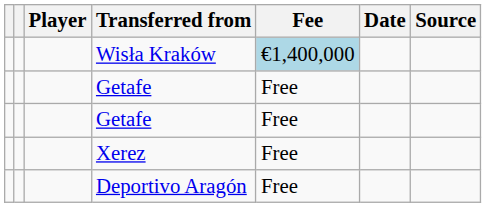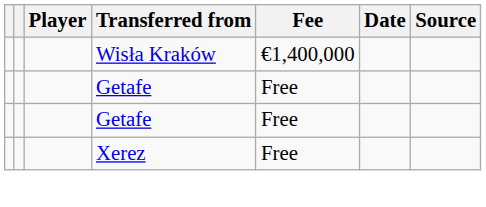(308, 53) lightblue background -> (308, 53) no background
- row: (9, 186)
